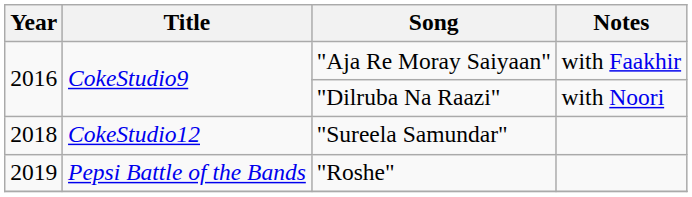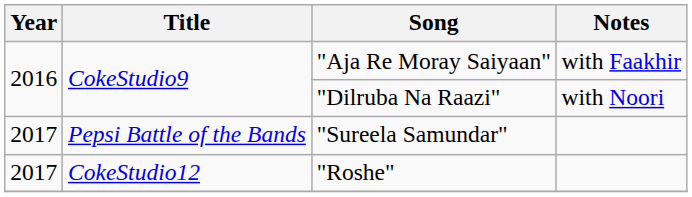(34, 135) 2018 -> (34, 135) 2017
(134, 135) CokeStudio12 -> (187, 135) Pepsi Battle of the Bands
(34, 172) 2019 -> (34, 172) 2017
(187, 172) Pepsi Battle of the Bands -> (134, 172) CokeStudio12
